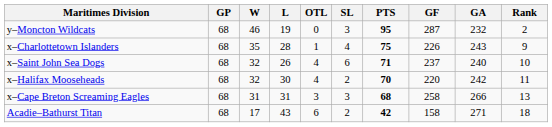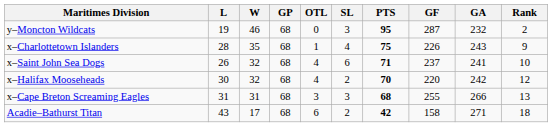columns swapped: (224, 12) <-> (285, 12)
(478, 63) 240 -> (478, 63) 241
(525, 79) 11 -> (525, 79) 12
(432, 96) 258 -> (432, 96) 255
